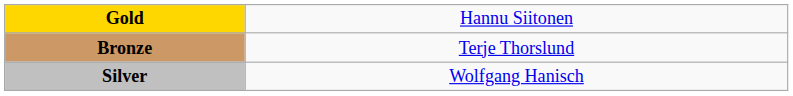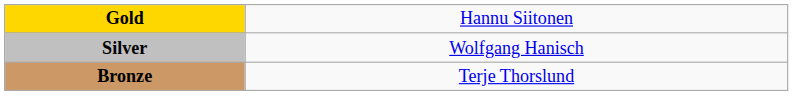rows swapped: (125, 76) <-> (125, 47)
